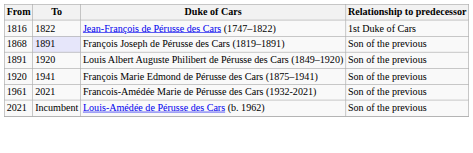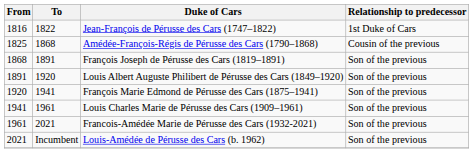+ row: (200, 44)
(45, 44) lavender background -> (45, 60) no background
+ row: (193, 108)
